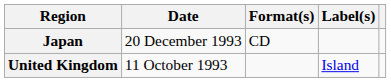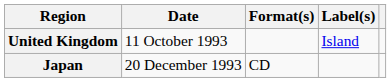rows swapped: (63, 65) <-> (63, 41)
